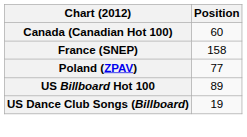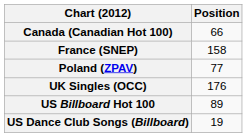(217, 31) 60 -> (217, 31) 66
+ row: (98, 86)
